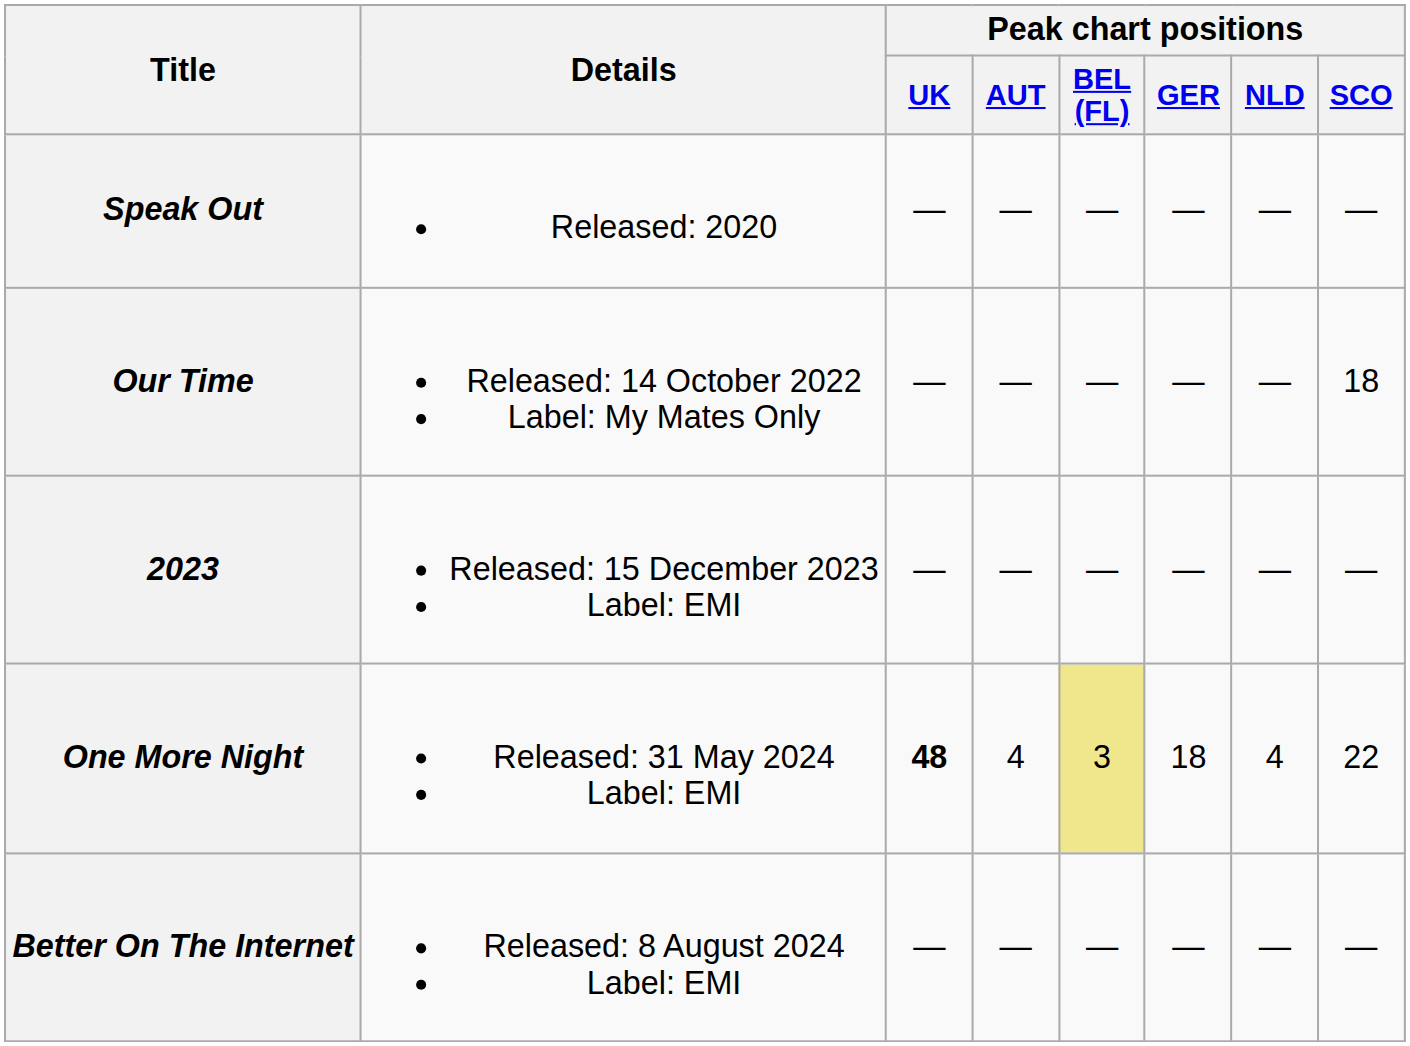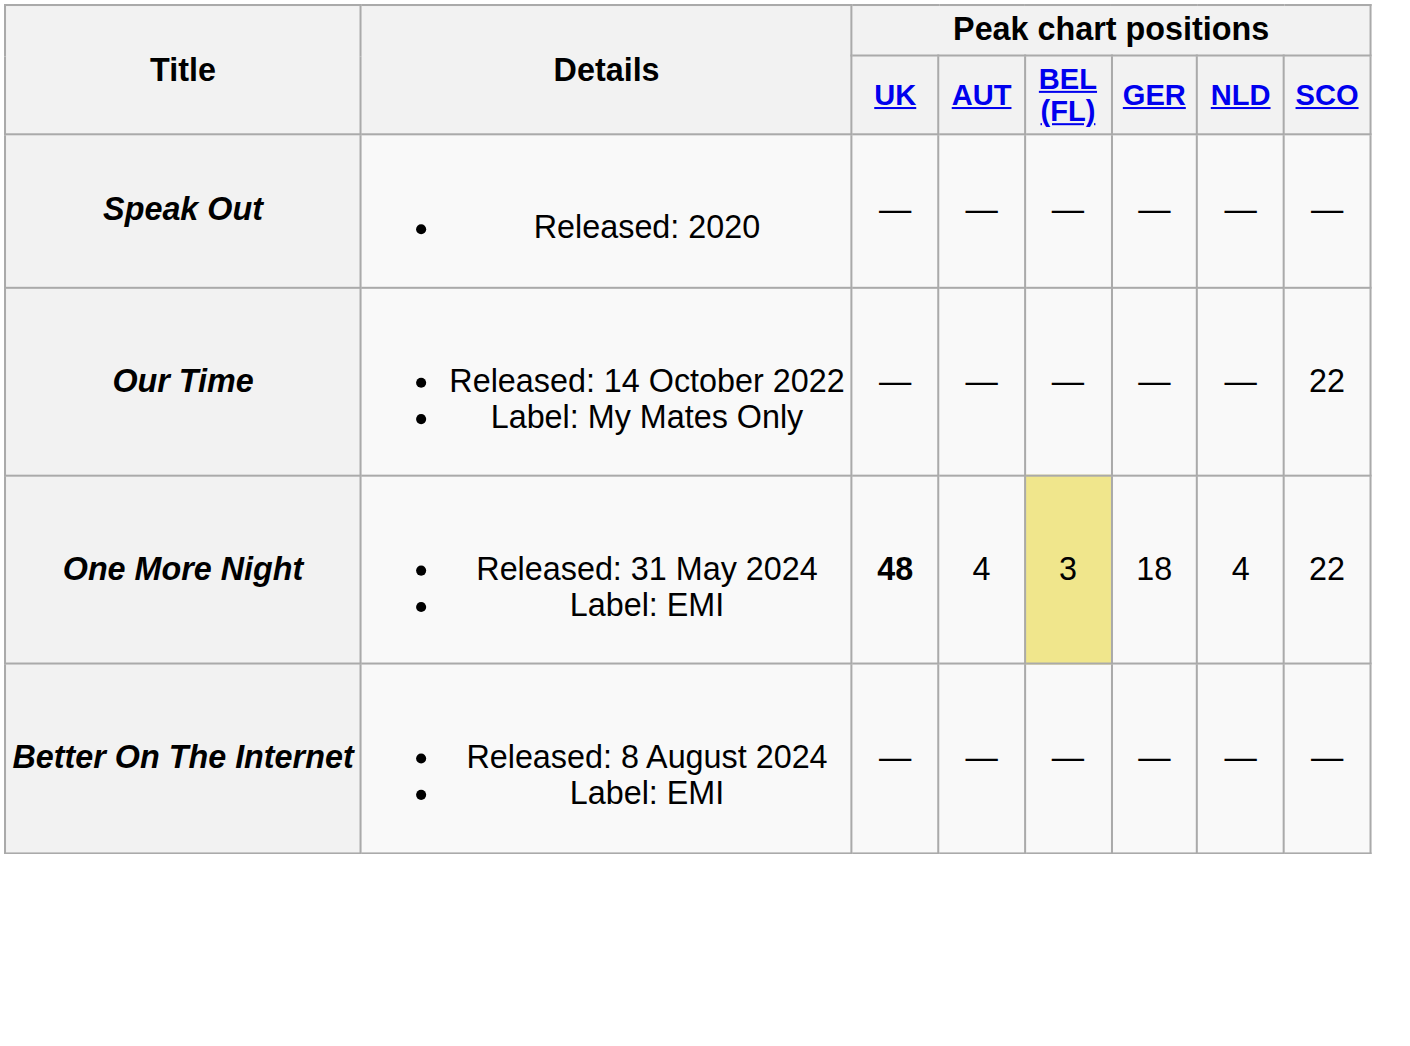(1361, 380) 18 -> (1327, 380) 22
- row: (183, 569)
